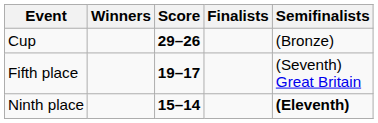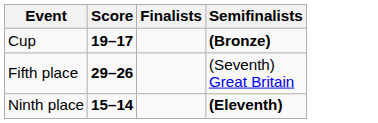- column: (121, 16)
(179, 40) 29–26 -> (112, 40) 19–17
(305, 40) normal -> (240, 40) bold
(179, 73) 19–17 -> (112, 73) 29–26
